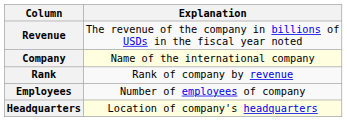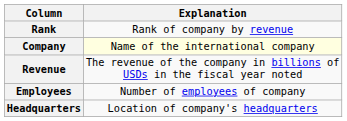rows swapped: (44, 75) <-> (44, 35)
(213, 108) lightyellow background -> (213, 108) no background
